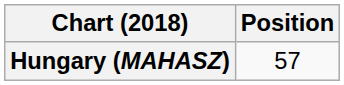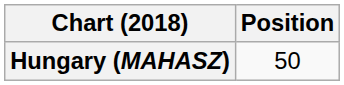(288, 60) 57 -> (288, 60) 50
